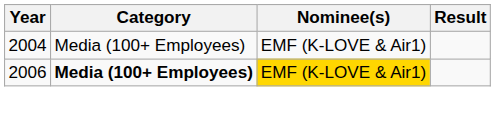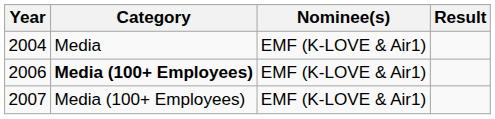(150, 45) Media (100+ Employees) -> (78, 45) Media
(344, 72) gold background -> (344, 72) no background
+ row: (28, 99)
